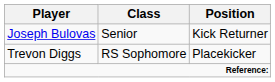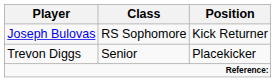(119, 34) Senior -> (144, 34) RS Sophomore
(144, 53) RS Sophomore -> (119, 53) Senior
